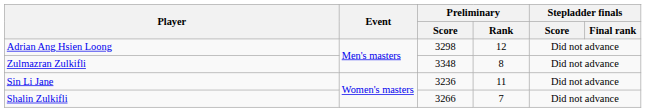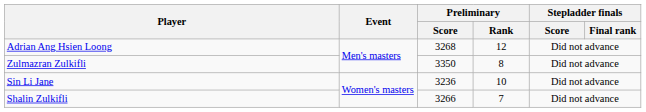(445, 47) 3298 -> (445, 47) 3268
(445, 64) 3348 -> (445, 64) 3350
(501, 81) 11 -> (501, 81) 10
